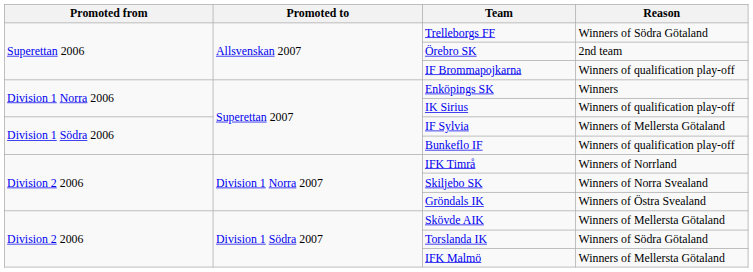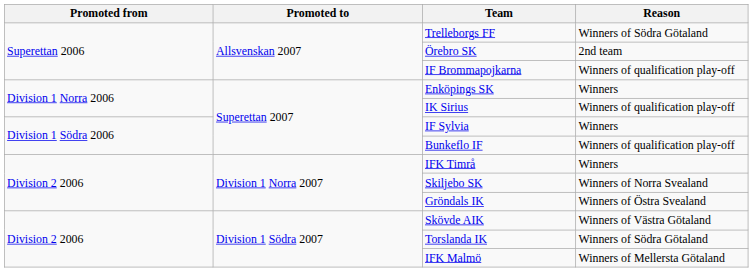(652, 126) Winners of Mellersta Götaland -> (598, 126) Winners
(628, 164) Winners of Norrland -> (598, 164) Winners
(652, 220) Winners of Mellersta Götaland -> (645, 220) Winners of Västra Götaland
